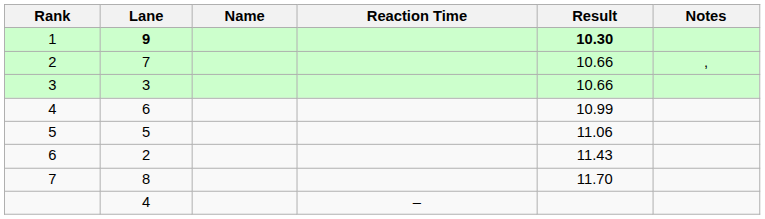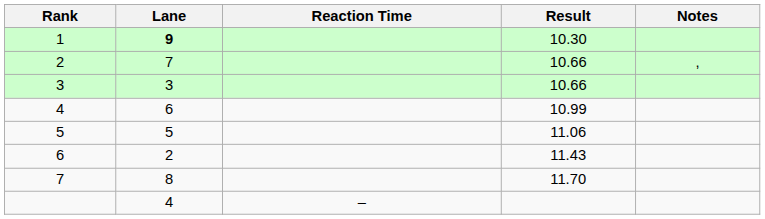- column: (245, 16)
(595, 39) bold -> (568, 39) normal
